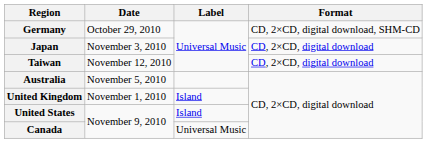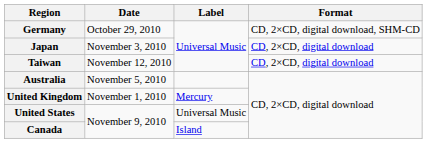(189, 96) Island -> (194, 96) Mercury
(189, 113) Island -> (211, 113) Universal Music
(211, 130) Universal Music -> (189, 130) Island
